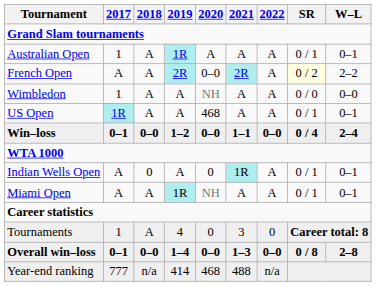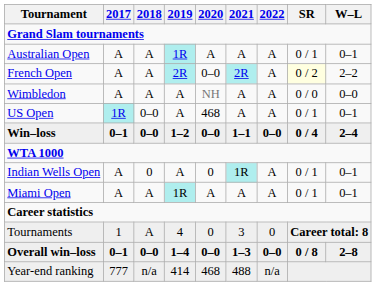(119, 53) 1 -> (119, 53) A
(119, 93) 1 -> (119, 93) A
(149, 113) A -> (149, 113) 0–0
(211, 192) NH -> (211, 192) A
